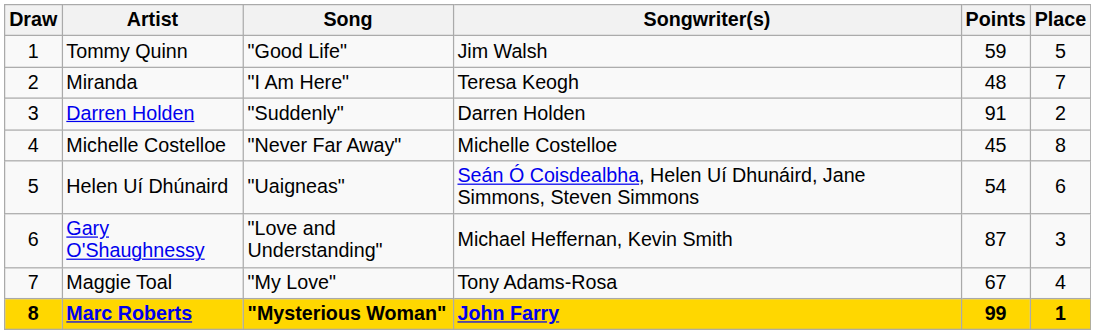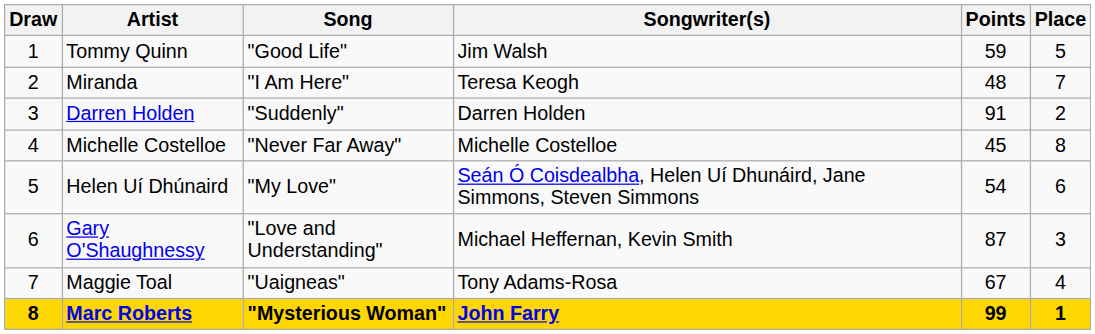(296, 187) "Uaigneas" -> (292, 187) "My Love"
(292, 282) "My Love" -> (296, 282) "Uaigneas"
